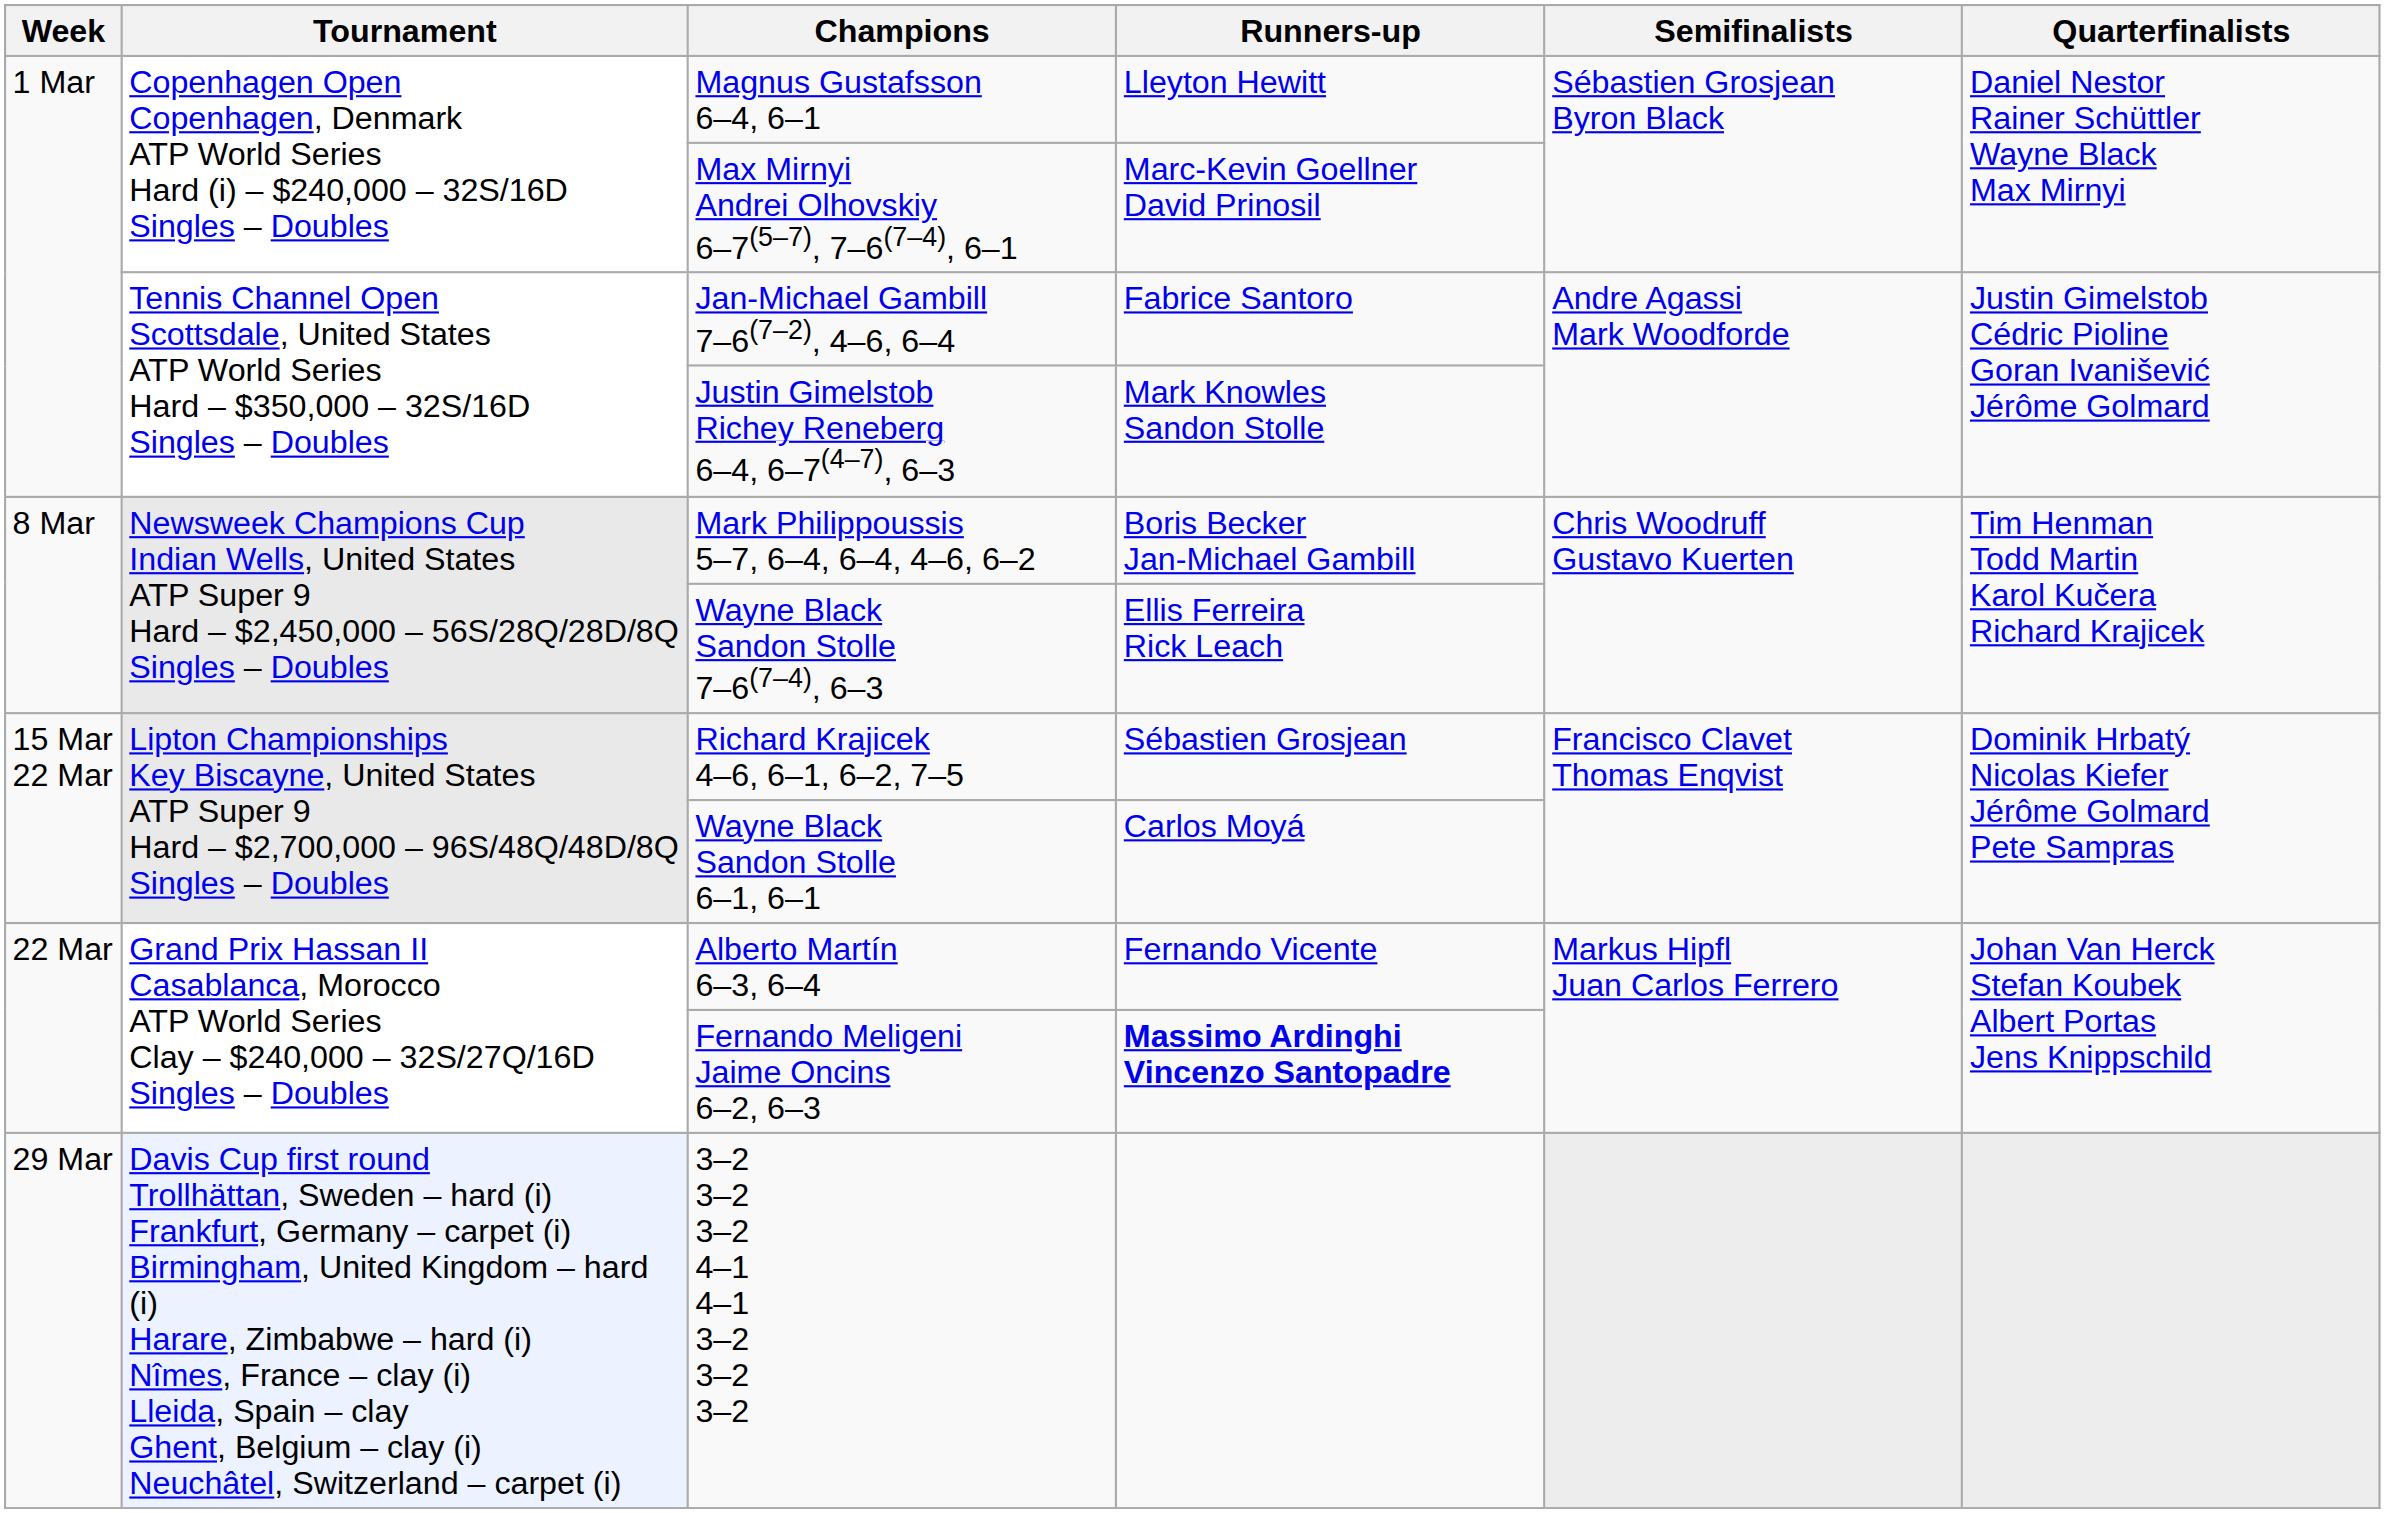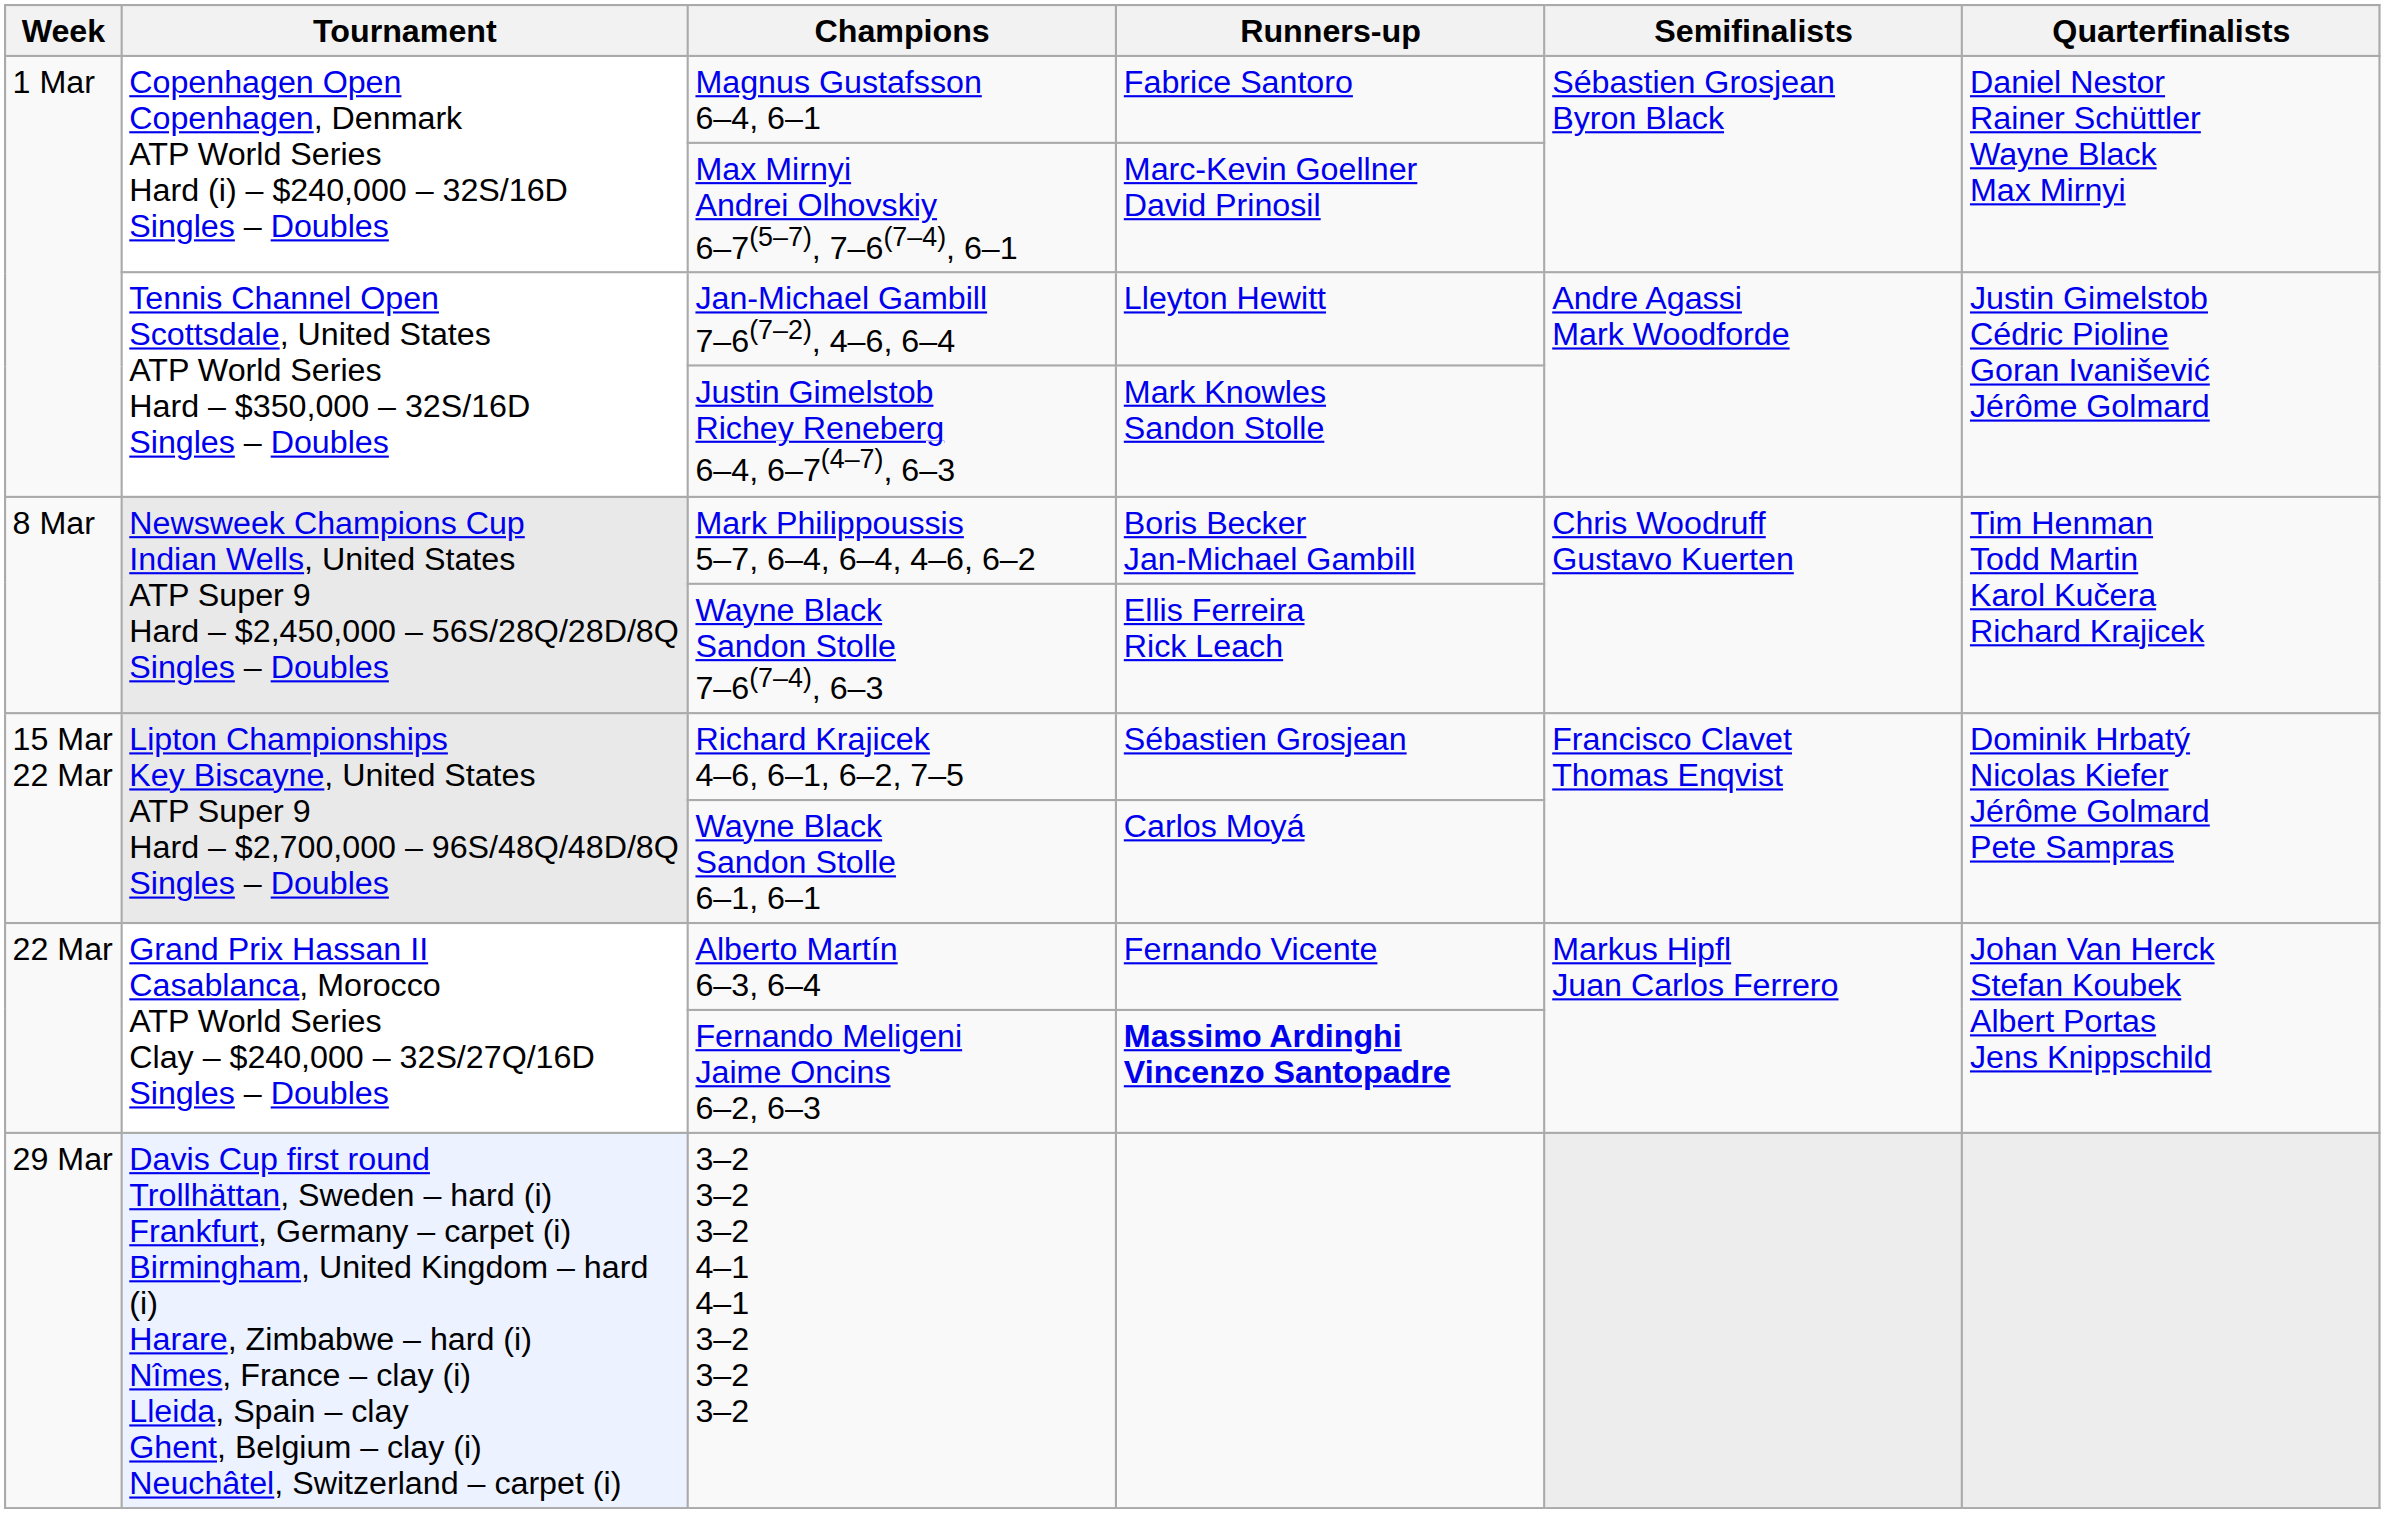(1225, 82) Lleyton Hewitt -> (1238, 82) Fabrice Santoro
(1238, 298) Fabrice Santoro -> (1225, 298) Lleyton Hewitt
